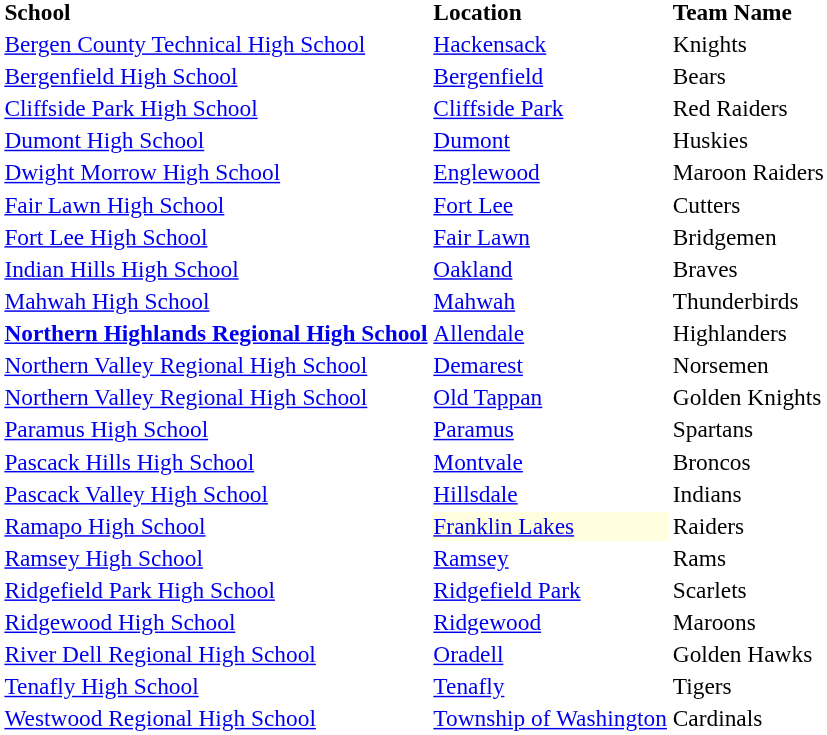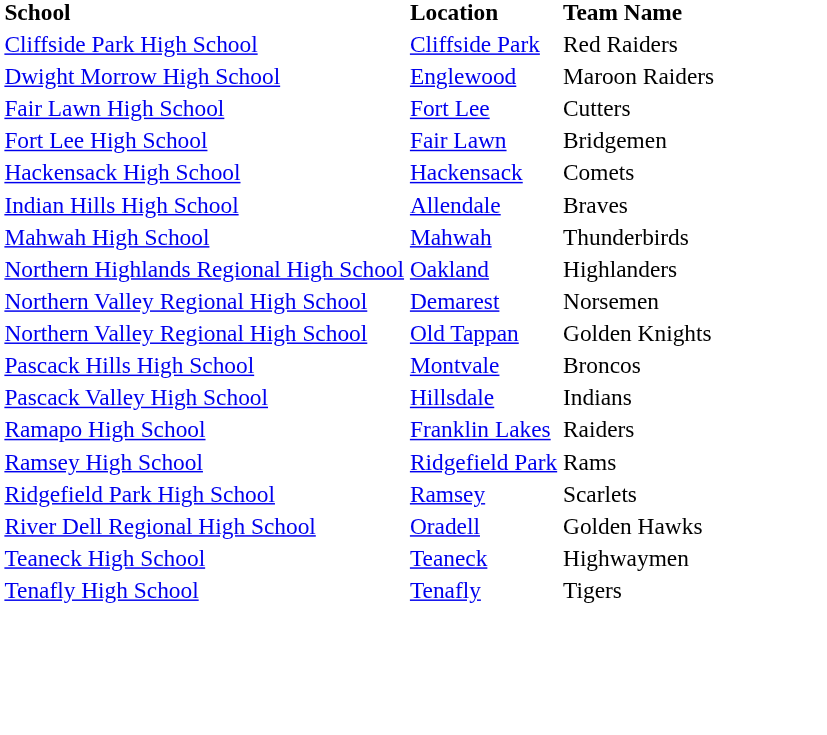- row: (710, 44)
- row: (699, 76)
- row: (710, 140)
+ row: (599, 172)
(473, 269) Oakland -> (455, 205) Allendale
(216, 333) bold -> (204, 269) normal
(479, 333) Allendale -> (449, 269) Oakland
- row: (713, 429)
(504, 526) lightyellow background -> (480, 429) no background
(471, 558) Ramsey -> (484, 461) Ridgefield Park
(507, 590) Ridgefield Park -> (448, 494) Ramsey
- row: (714, 622)
+ row: (626, 558)
- row: (718, 718)
